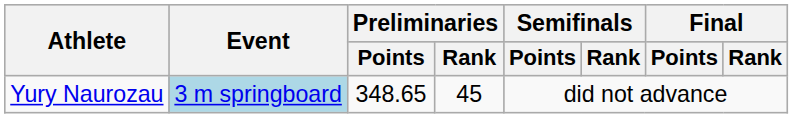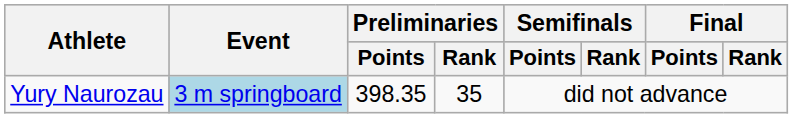(391, 95) 348.65 -> (391, 95) 398.35
(469, 95) 45 -> (469, 95) 35
